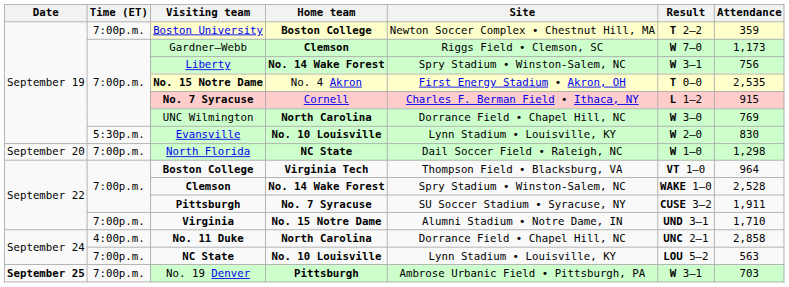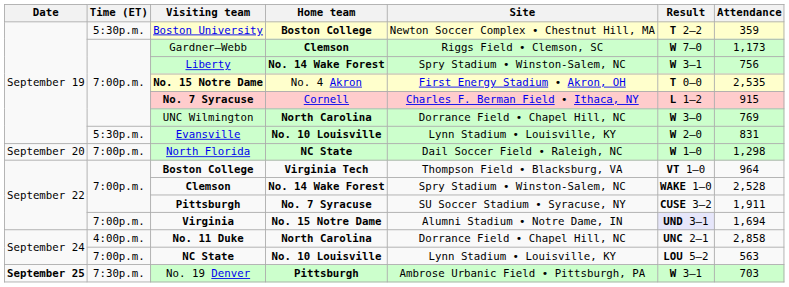(119, 31) 7:00p.m. -> (119, 31) 5:30p.m.
(749, 135) 830 -> (749, 135) 831
(686, 222) no background -> (686, 222) lavender background
(749, 222) 1,710 -> (749, 222) 1,694
(119, 274) 7:00p.m. -> (119, 274) 7:30p.m.
